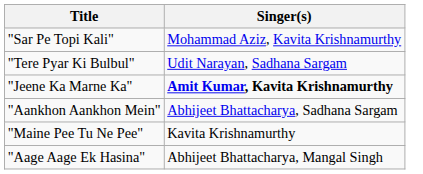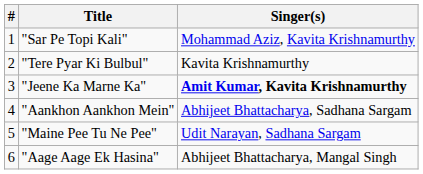+ column: (11, 16)
(257, 63) Udit Narayan, Sadhana Sargam -> (245, 63) Kavita Krishnamurthy
(231, 134) Kavita Krishnamurthy -> (271, 134) Udit Narayan, Sadhana Sargam
